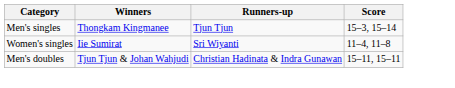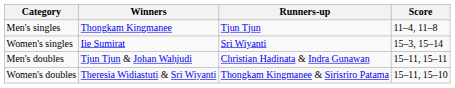(371, 28) 15–3, 15–14 -> (415, 28) 11–4, 11–8
(369, 43) 11–4, 11–8 -> (418, 43) 15–3, 15–14
+ row: (41, 75)
